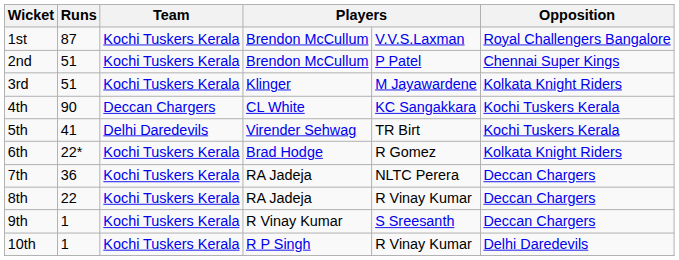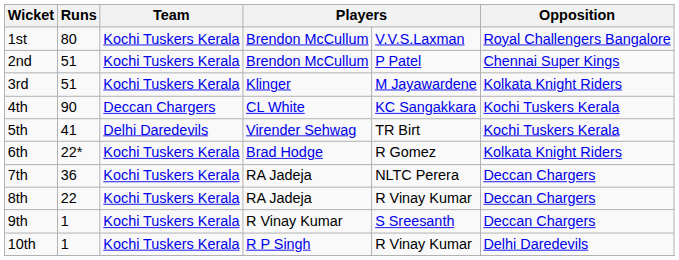(69, 38) 87 -> (69, 38) 80
